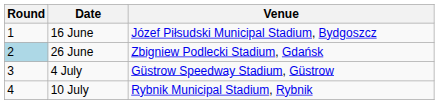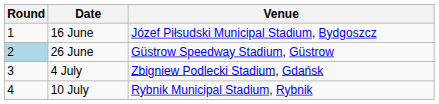(227, 52) Zbigniew Podlecki Stadium, Gdańsk -> (233, 52) Güstrow Speedway Stadium, Güstrow
(233, 71) Güstrow Speedway Stadium, Güstrow -> (227, 71) Zbigniew Podlecki Stadium, Gdańsk
